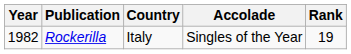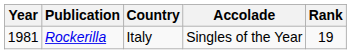(23, 37) 1982 -> (23, 37) 1981
